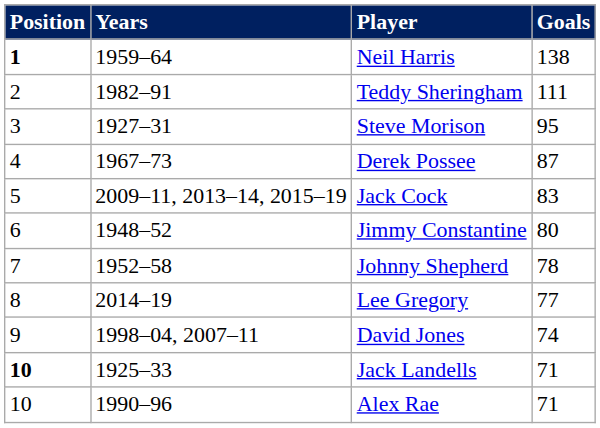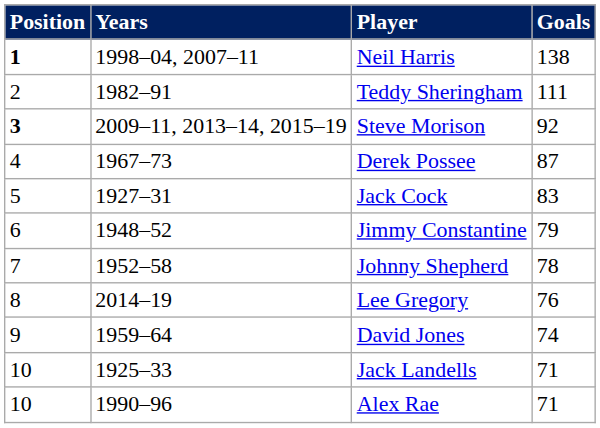(134, 56) 1959–64 -> (177, 56) 1998–04, 2007–11
(15, 126) normal -> (15, 126) bold
(134, 126) 1927–31 -> (221, 126) 2009–11, 2013–14, 2015–19
(548, 126) 95 -> (548, 126) 92
(221, 195) 2009–11, 2013–14, 2015–19 -> (134, 195) 1927–31
(548, 230) 80 -> (548, 230) 79
(548, 299) 77 -> (548, 299) 76
(177, 334) 1998–04, 2007–11 -> (134, 334) 1959–64
(21, 369) bold -> (21, 369) normal
